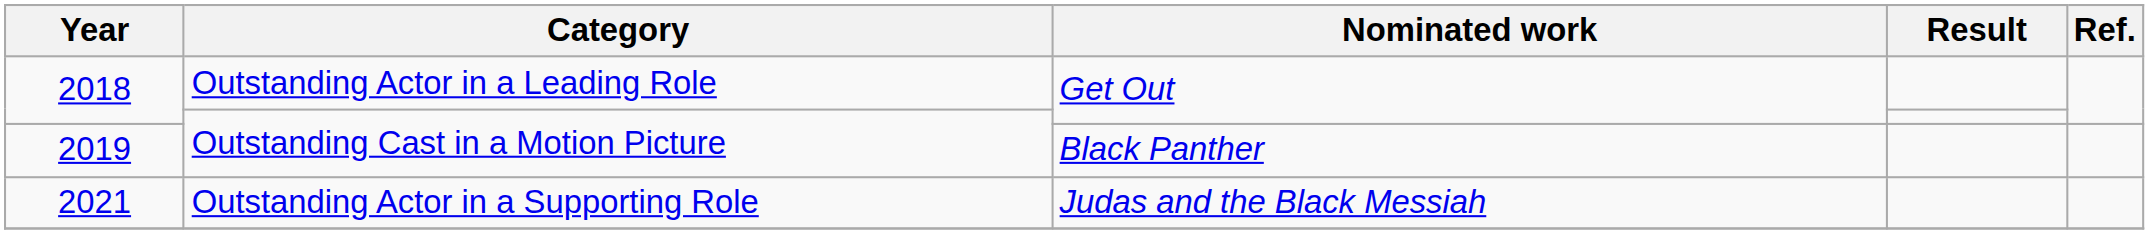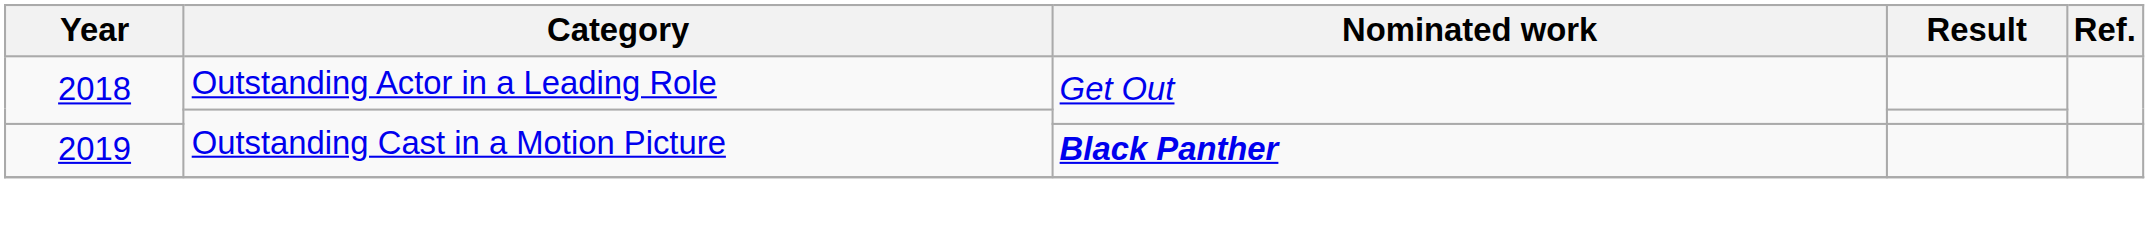(1162, 149) normal -> (1169, 149) bold
- row: (95, 201)
